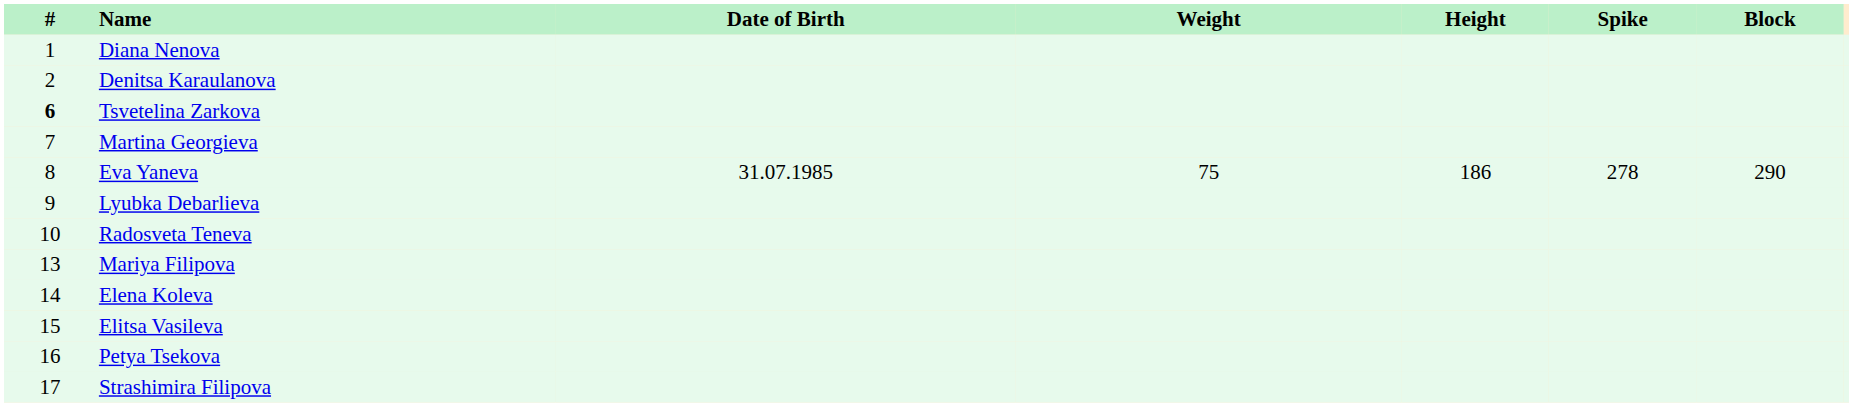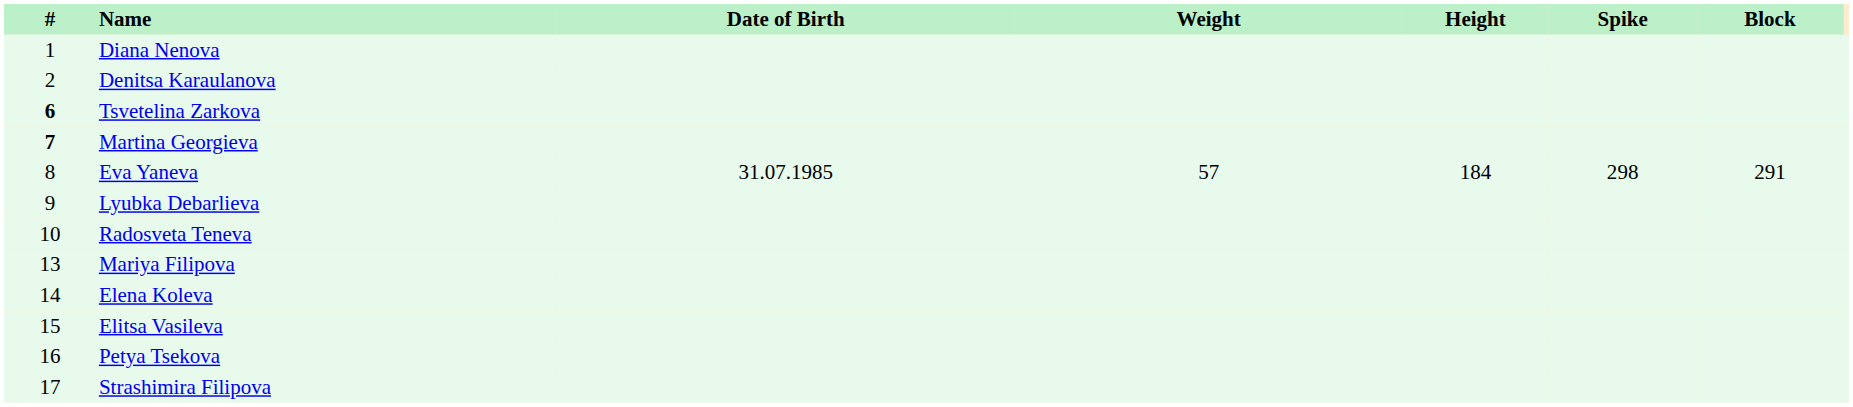(50, 141) normal -> (50, 141) bold
(1209, 172) 75 -> (1209, 172) 57
(1475, 172) 186 -> (1475, 172) 184
(1623, 172) 278 -> (1623, 172) 298
(1770, 172) 290 -> (1770, 172) 291
